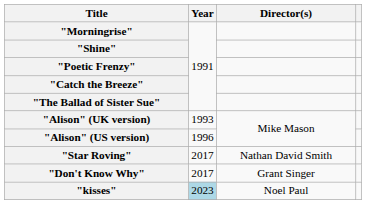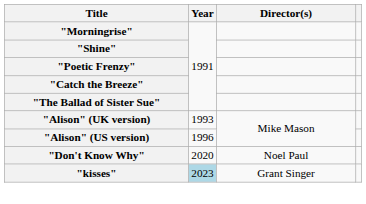- row: (97, 155)
(202, 173) 2017 -> (202, 155) 2020
(286, 173) Grant Singer -> (286, 155) Noel Paul
(286, 191) Noel Paul -> (286, 173) Grant Singer
